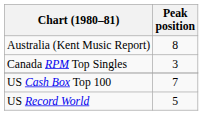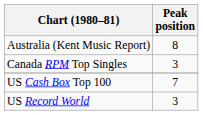(175, 100) 5 -> (175, 100) 3
